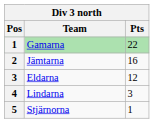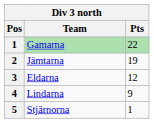(133, 61) 16 -> (133, 61) 19
(130, 93) 3 -> (130, 93) 9
